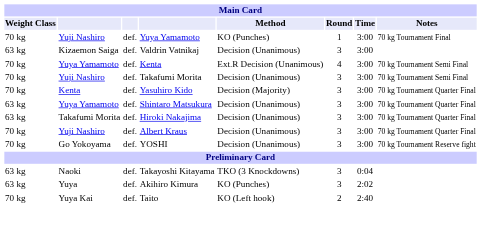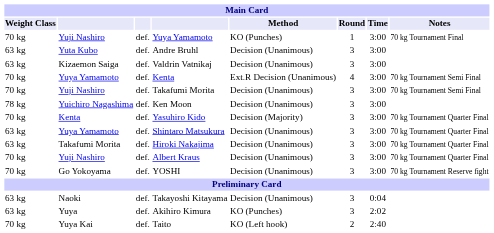+ row: (175, 50)
+ row: (172, 104)
(258, 171) TKO (3 Knockdowns) -> (271, 198) Decision (Unanimous)
